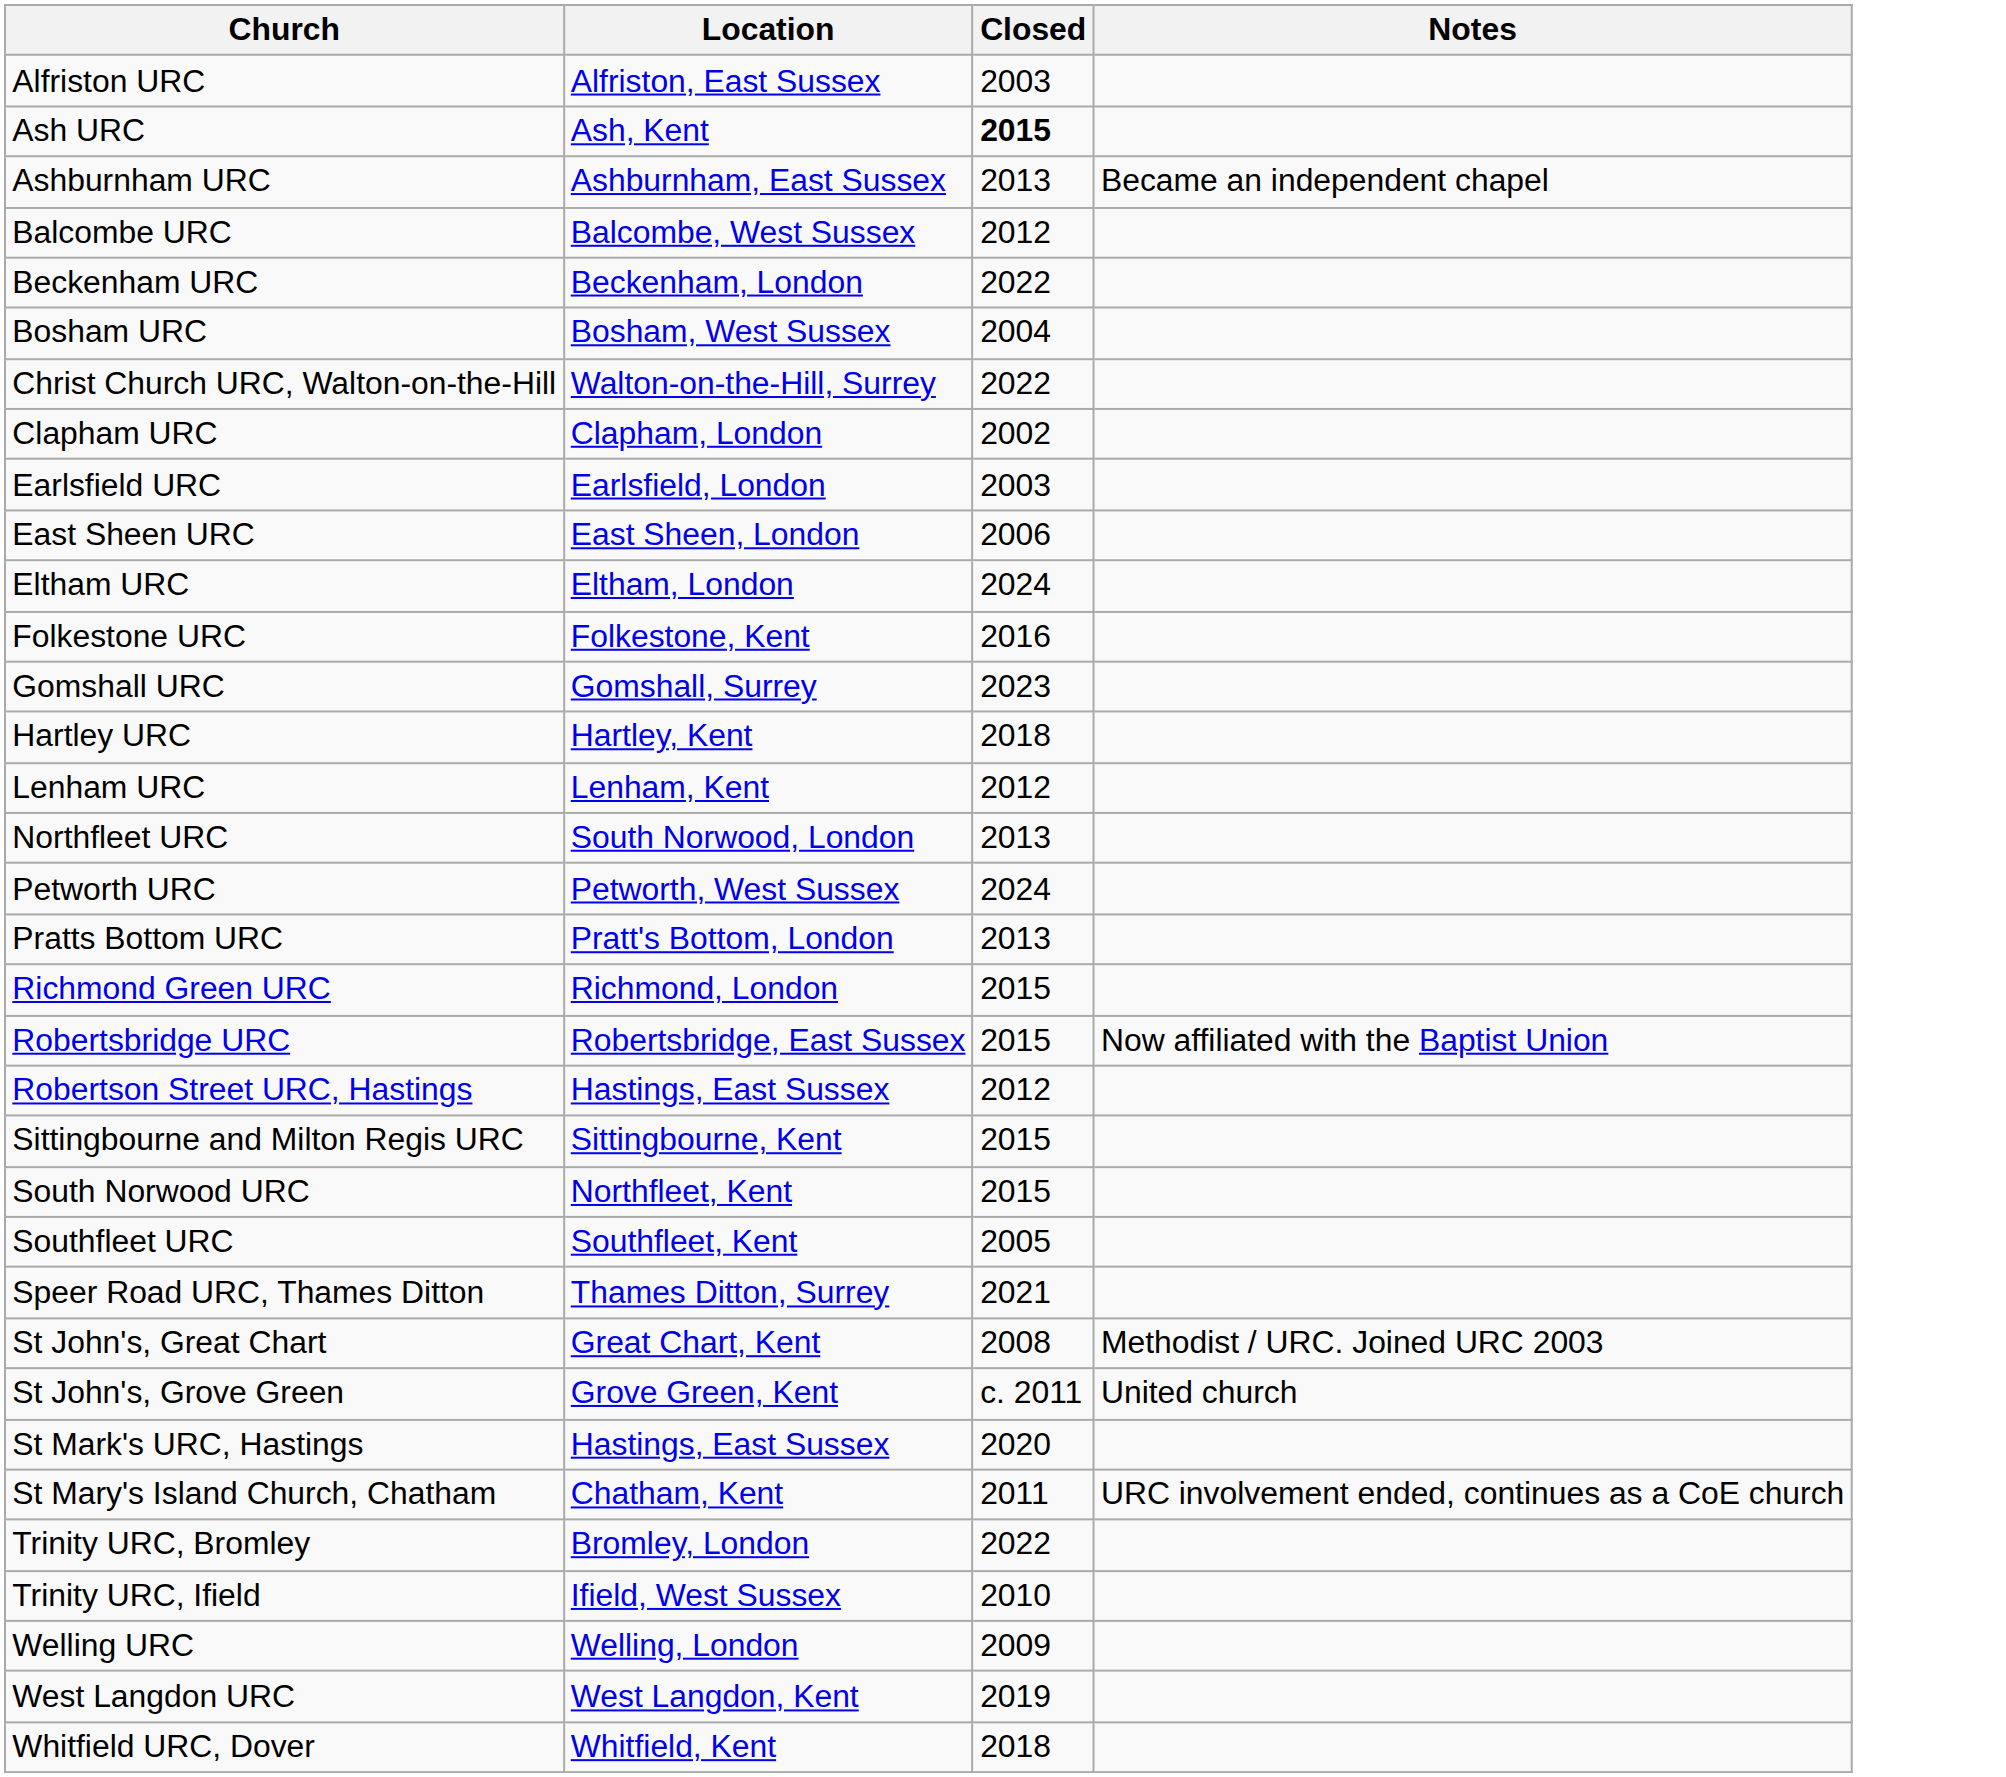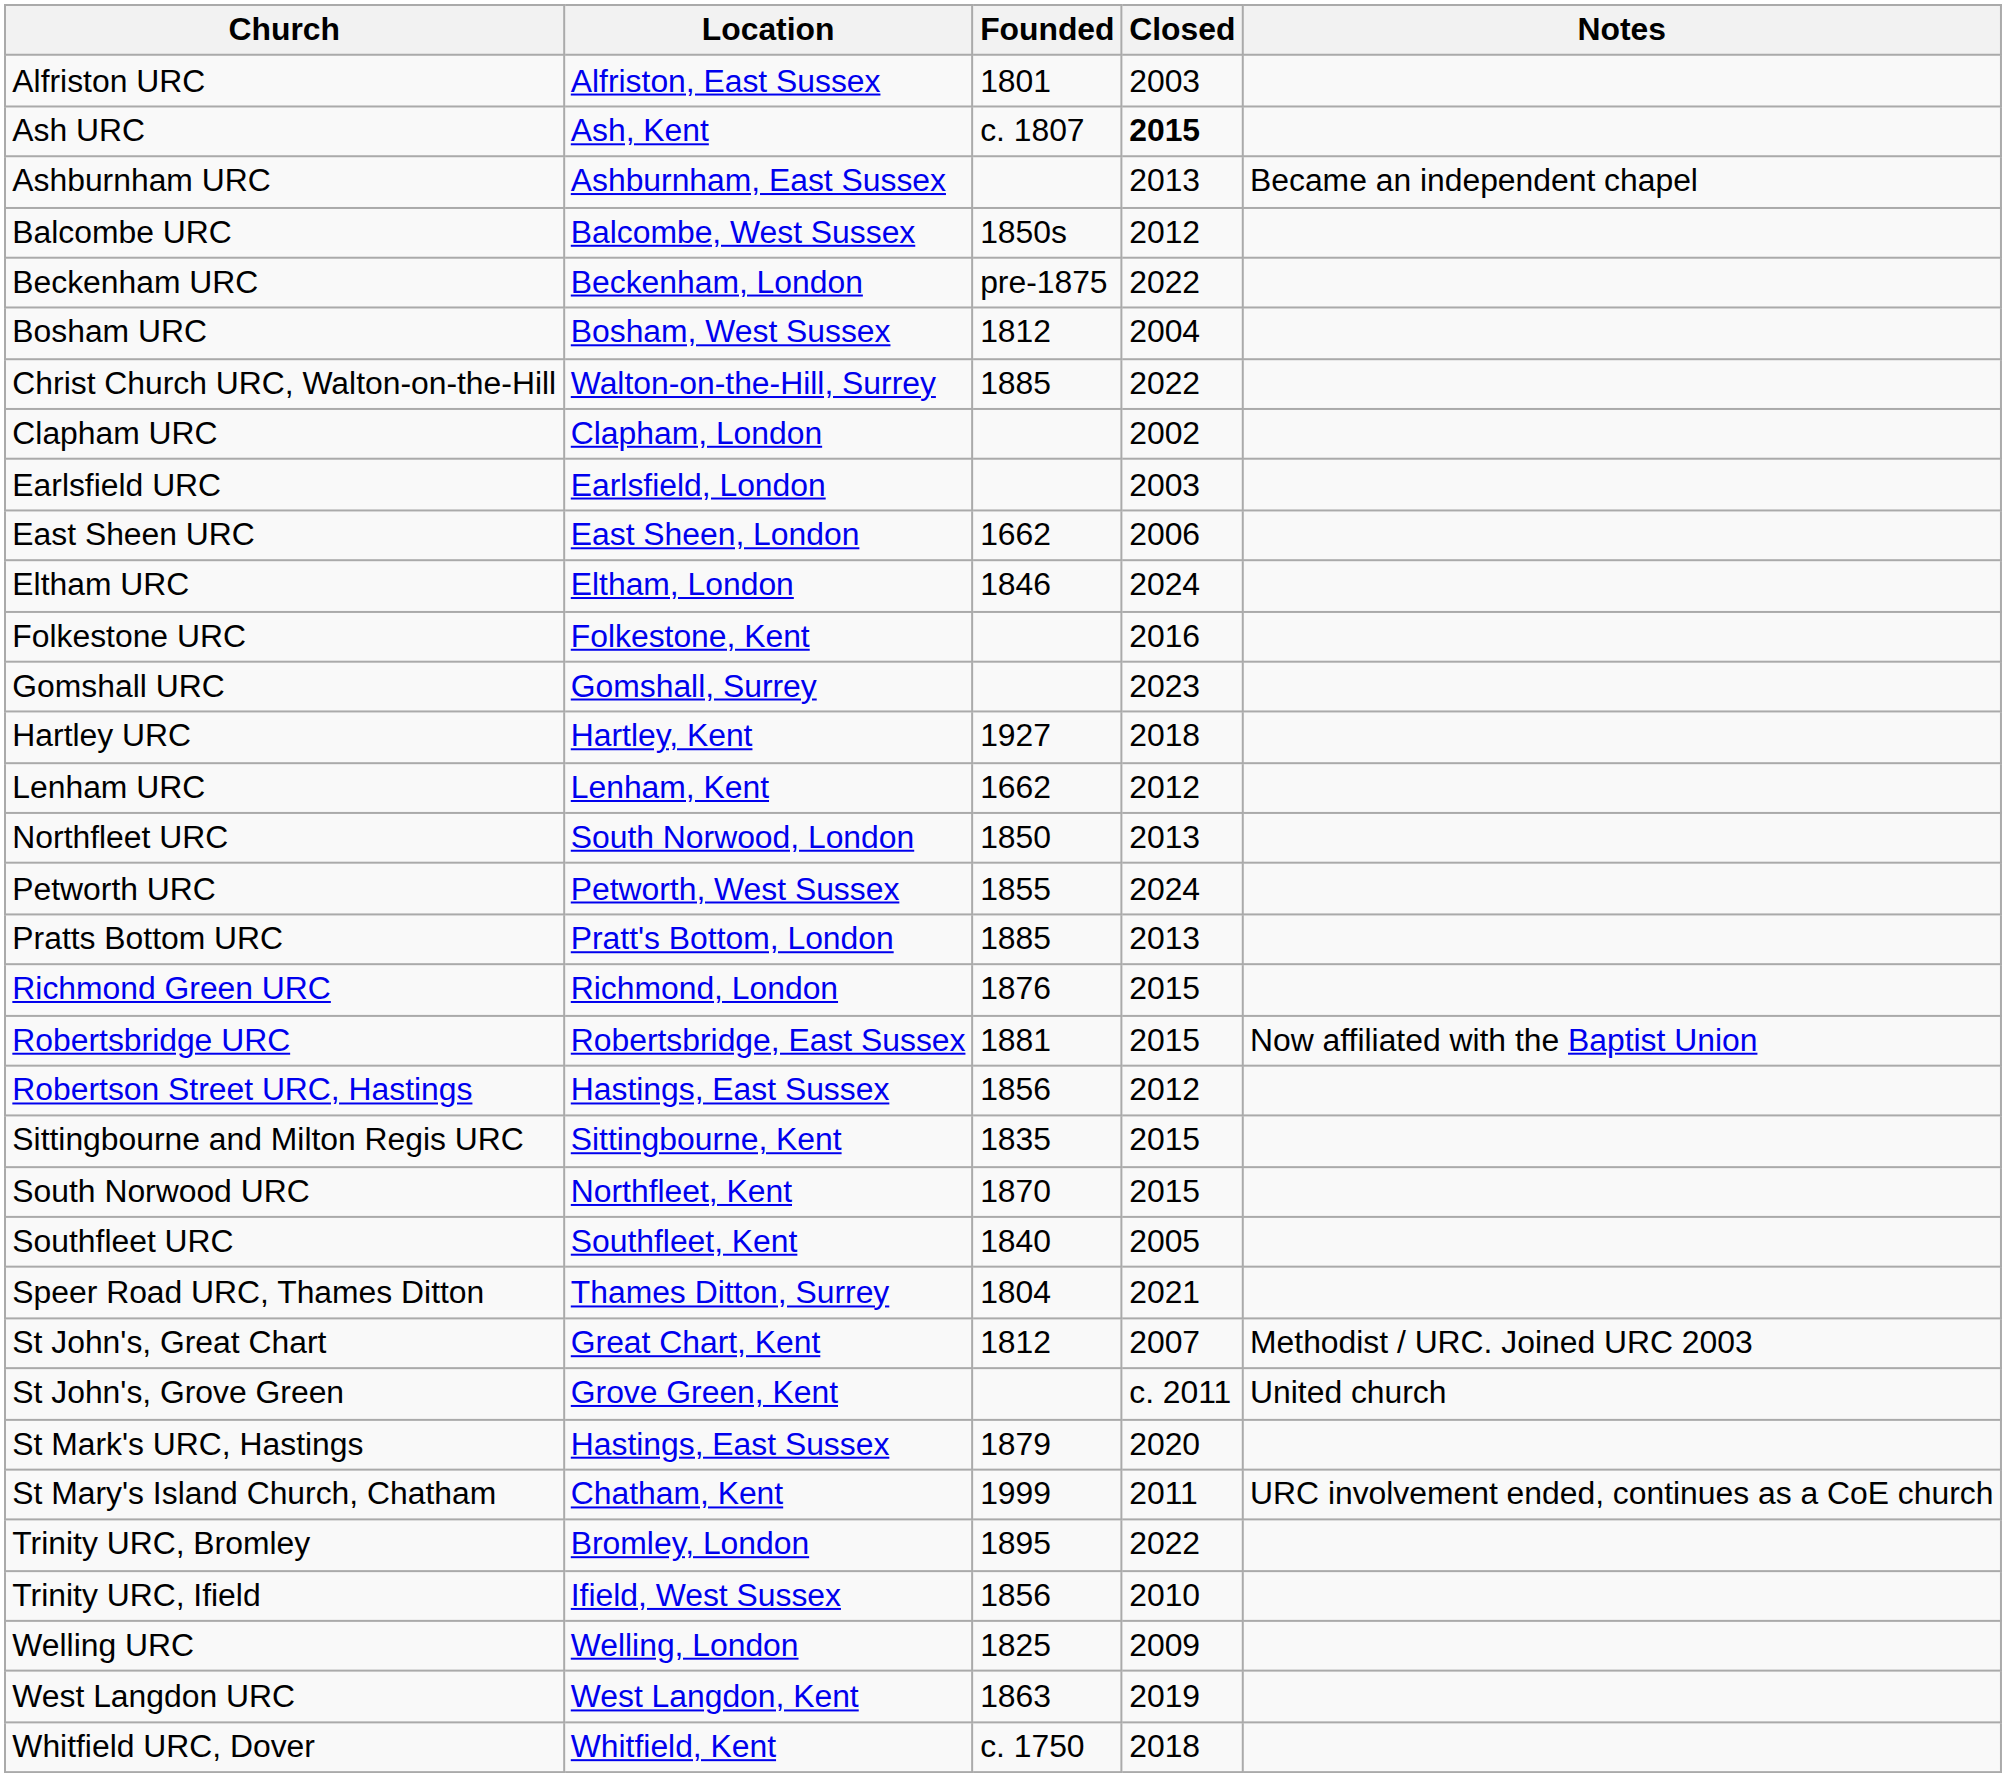+ column: (1047, 29)
(1016, 1342) 2008 -> (1165, 1342) 2007
